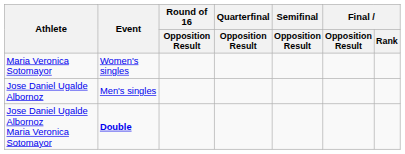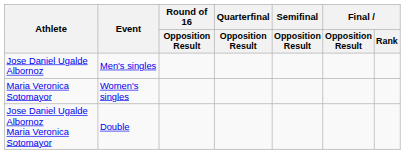rows swapped: (47, 91) <-> (38, 66)
(116, 127) bold -> (115, 127) normal
